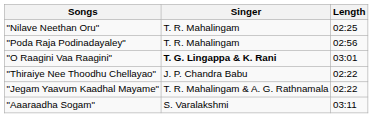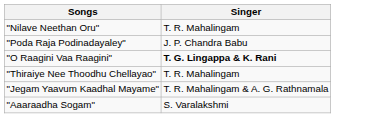- column: (349, 12)
(202, 43) T. R. Mahalingam -> (206, 43) J. P. Chandra Babu
(206, 74) J. P. Chandra Babu -> (202, 74) T. R. Mahalingam
